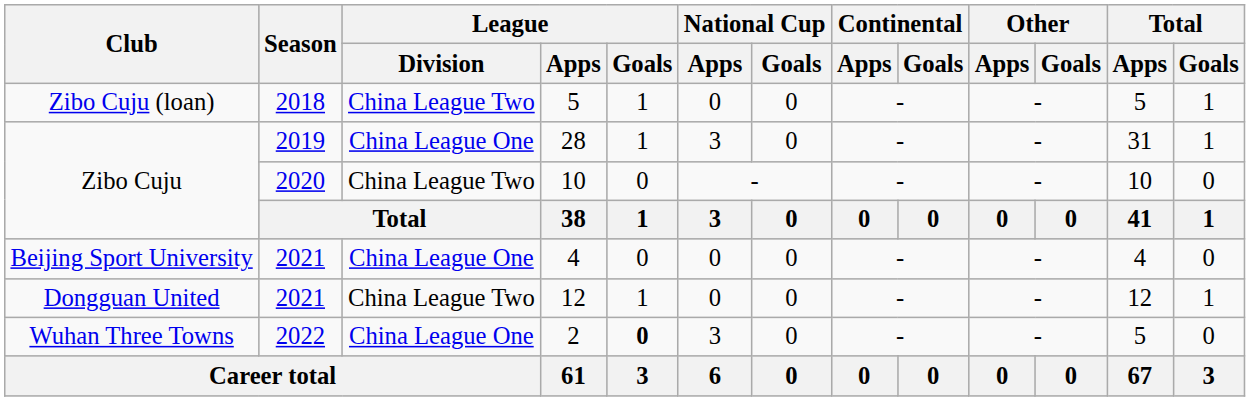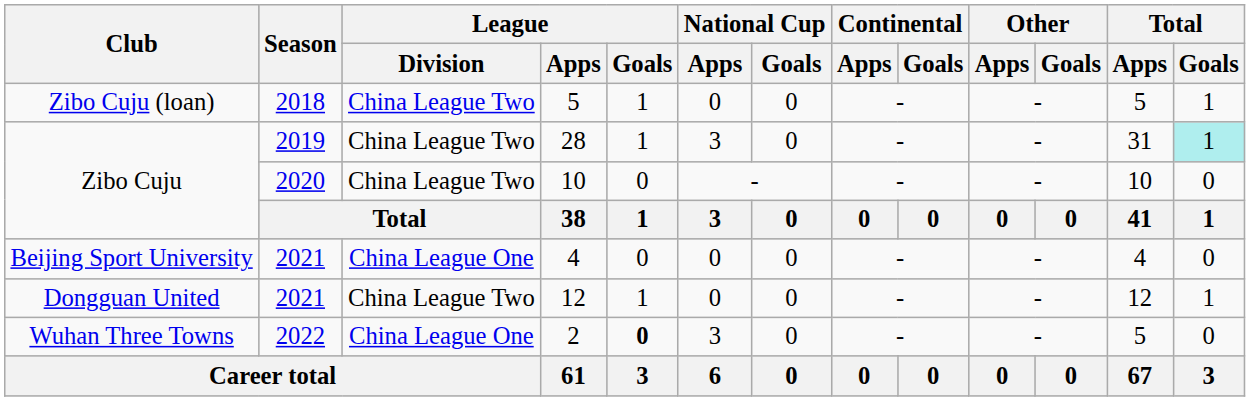(441, 141) China League One -> (441, 141) China League Two
(1209, 141) no background -> (1209, 141) paleturquoise background
